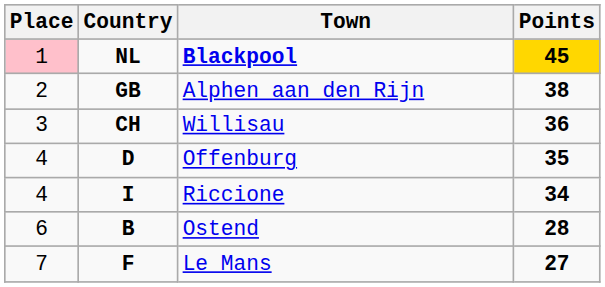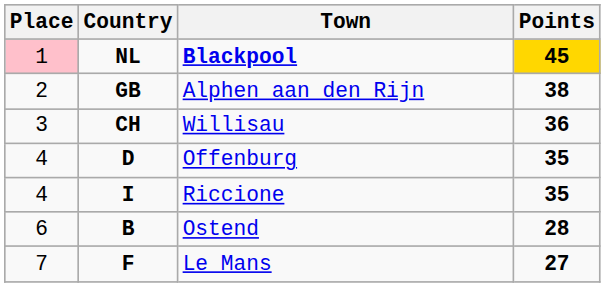(557, 195) 34 -> (557, 195) 35
